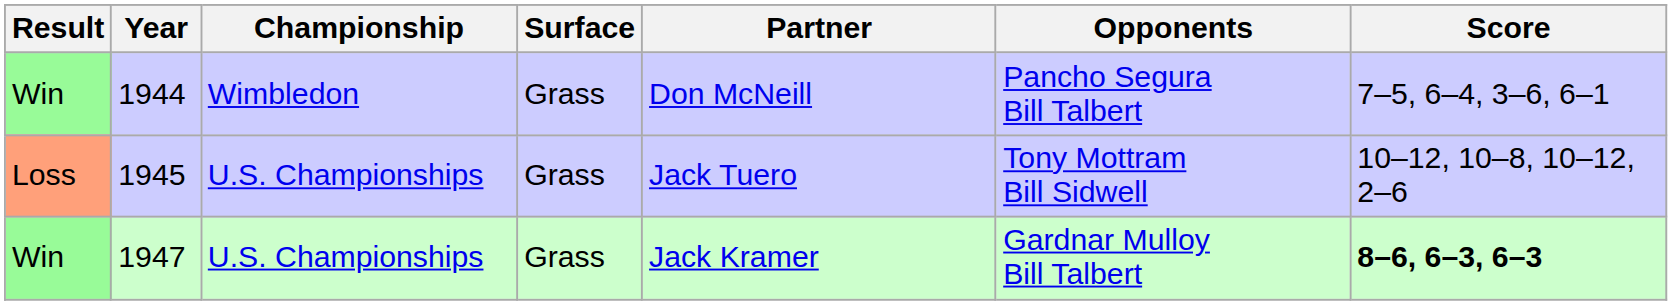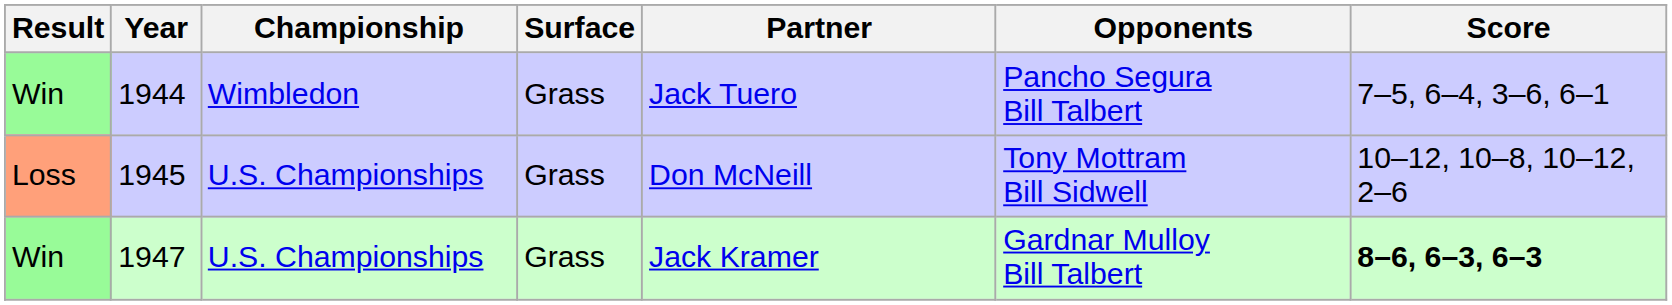(731, 93) Don McNeill -> (723, 93) Jack Tuero
(723, 175) Jack Tuero -> (731, 175) Don McNeill
